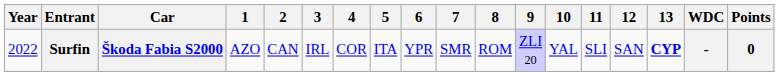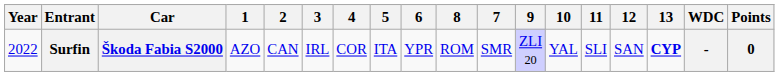columns swapped: (456, 17) <-> (495, 17)
